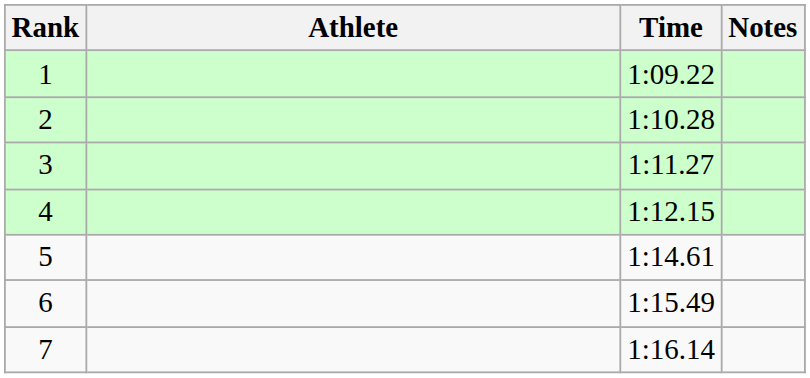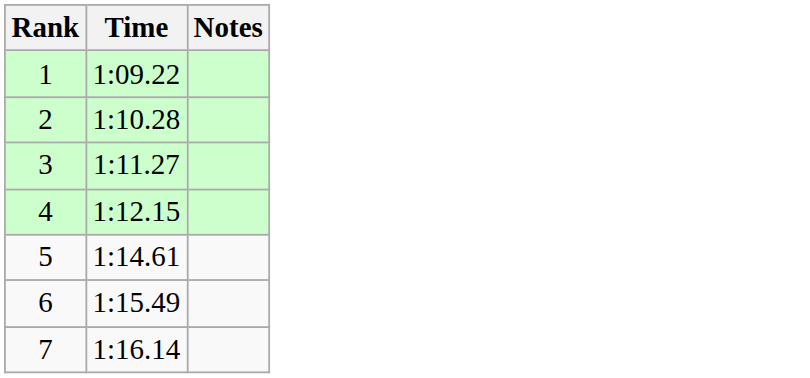- column: (353, 27)
